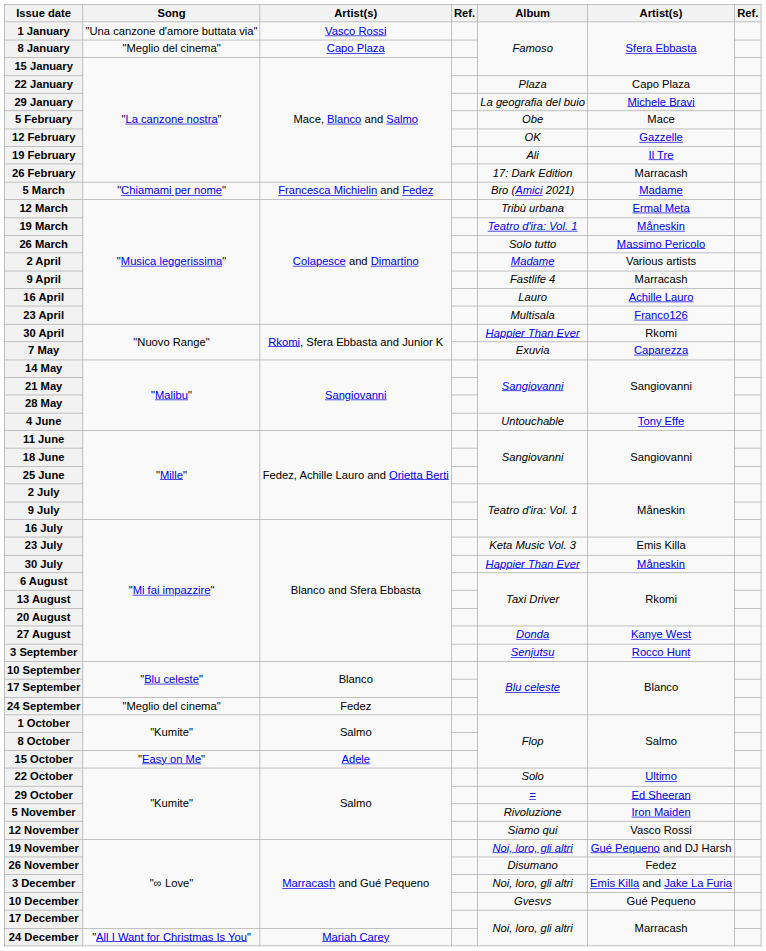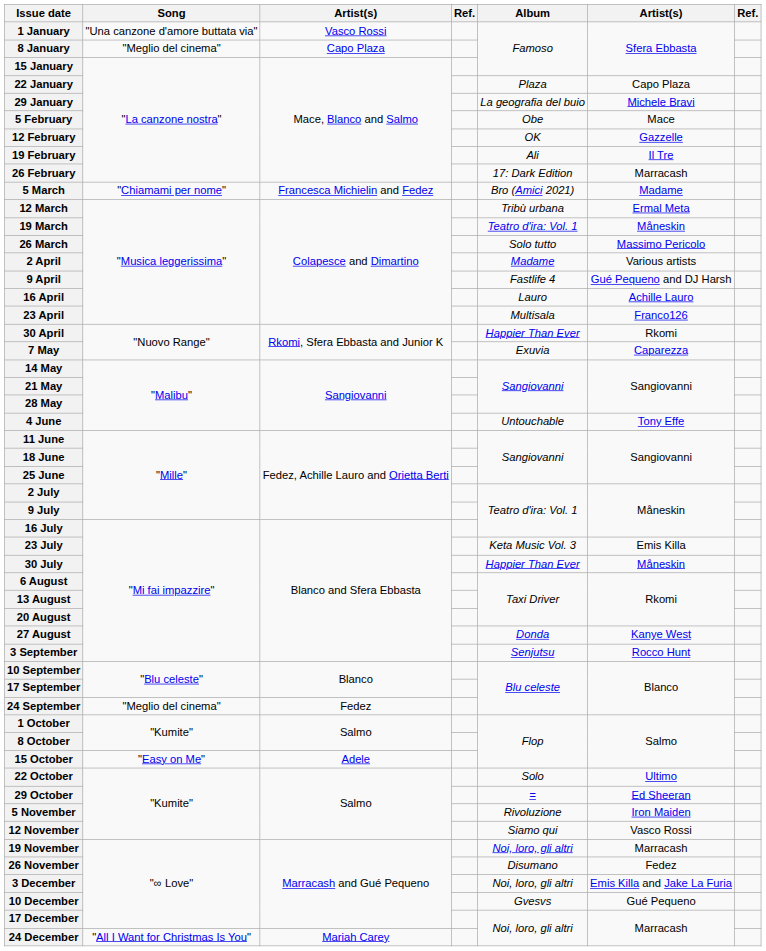(661, 279) Marracash -> (661, 279) Gué Pequeno and DJ Harsh
(661, 848) Gué Pequeno and DJ Harsh -> (661, 848) Marracash
